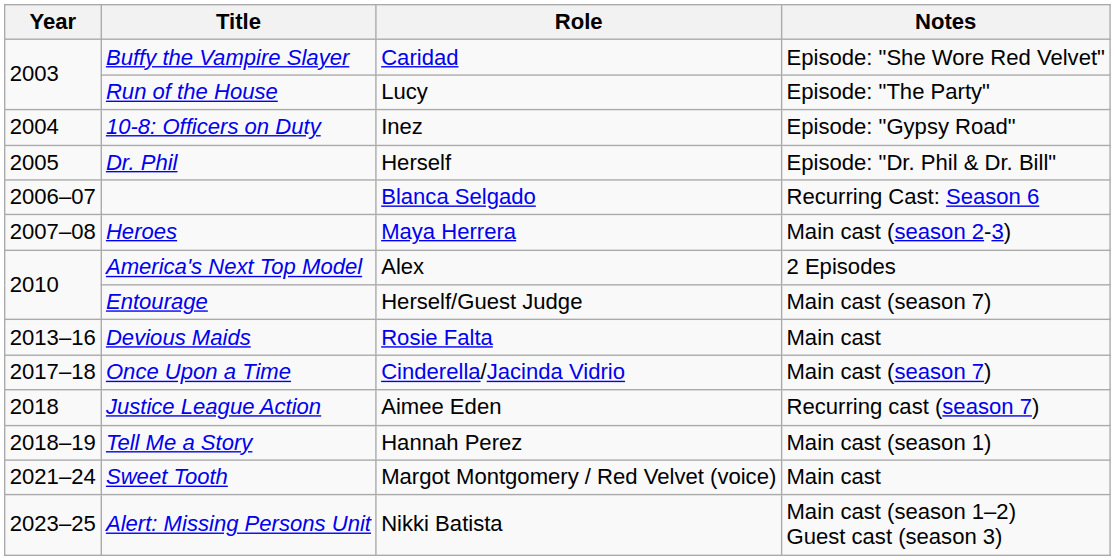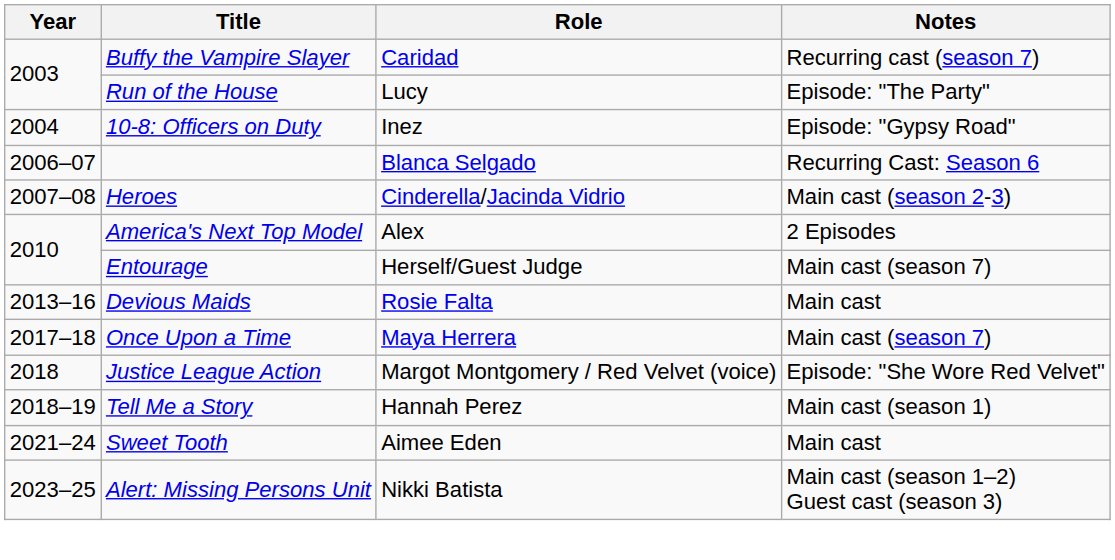(946, 57) Episode: "She Wore Red Velvet" -> (913, 57) Recurring cast (season 7)
- row: (142, 162)
(449, 232) Maya Herrera -> (503, 197) Cinderella/Jacinda Vidrio
(503, 372) Cinderella/Jacinda Vidrio -> (449, 337) Maya Herrera
(441, 407) Aimee Eden -> (579, 372) Margot Montgomery / Red Velvet (voice)
(913, 407) Recurring cast (season 7) -> (946, 372) Episode: "She Wore Red Velvet"
(579, 477) Margot Montgomery / Red Velvet (voice) -> (441, 442) Aimee Eden
